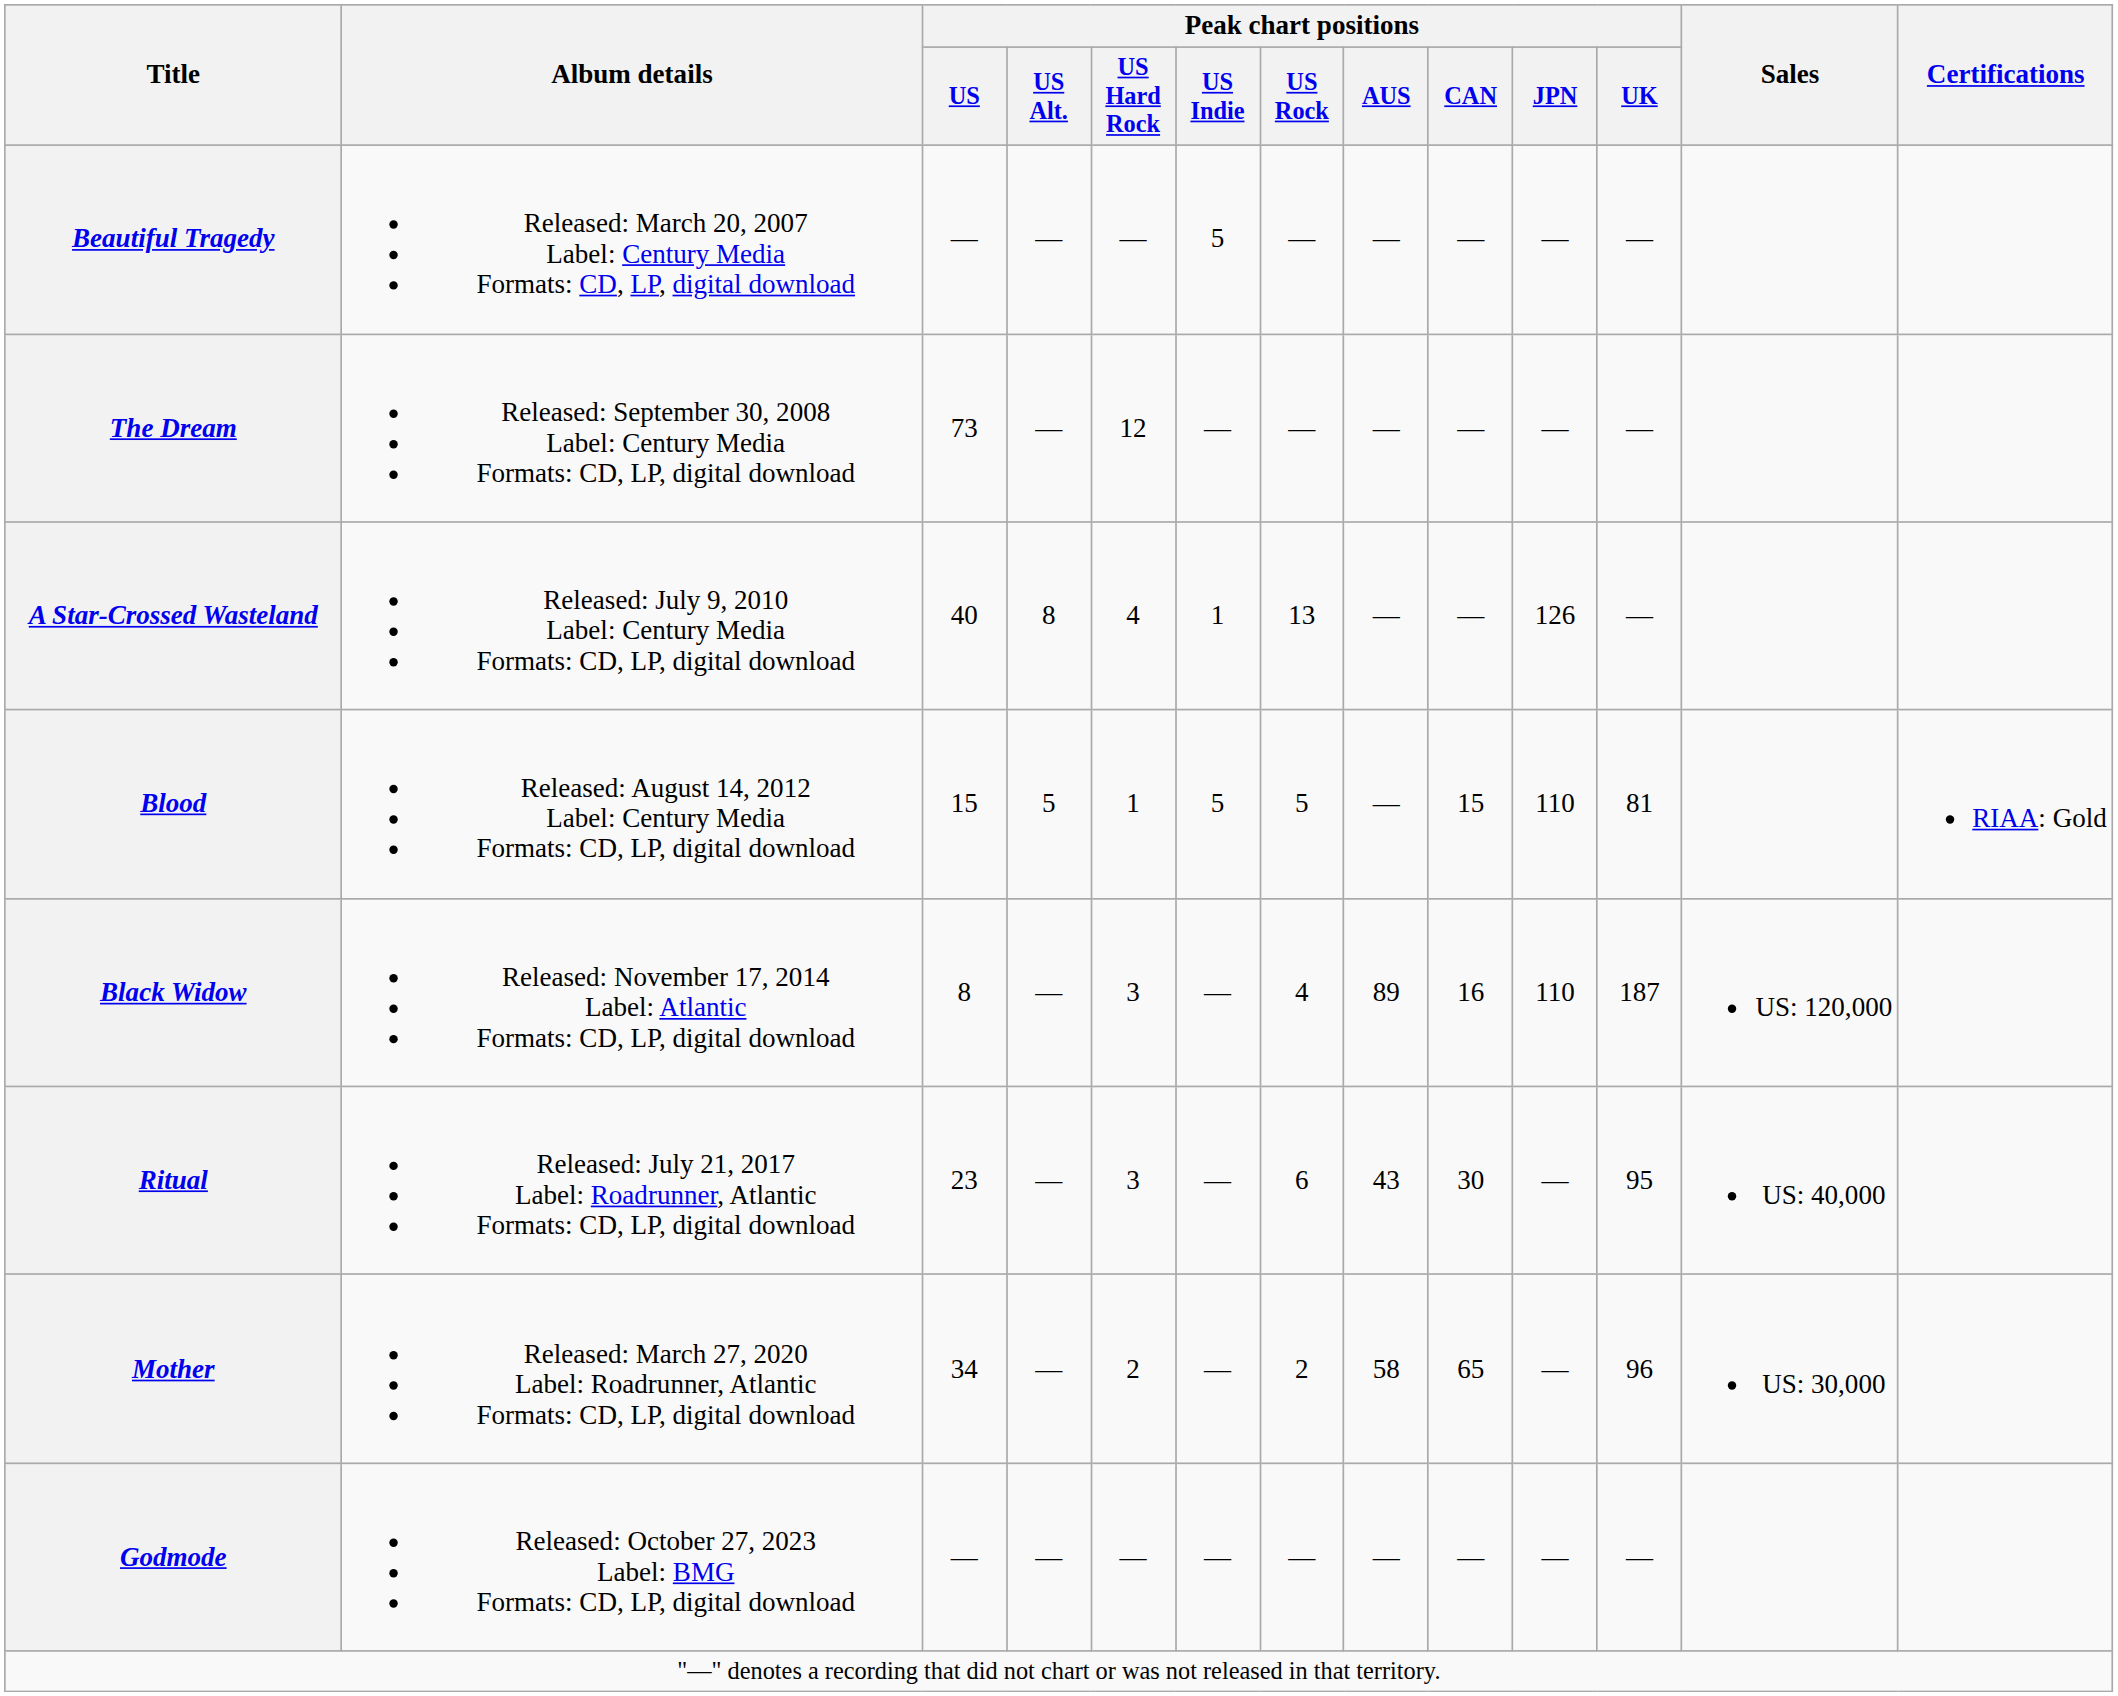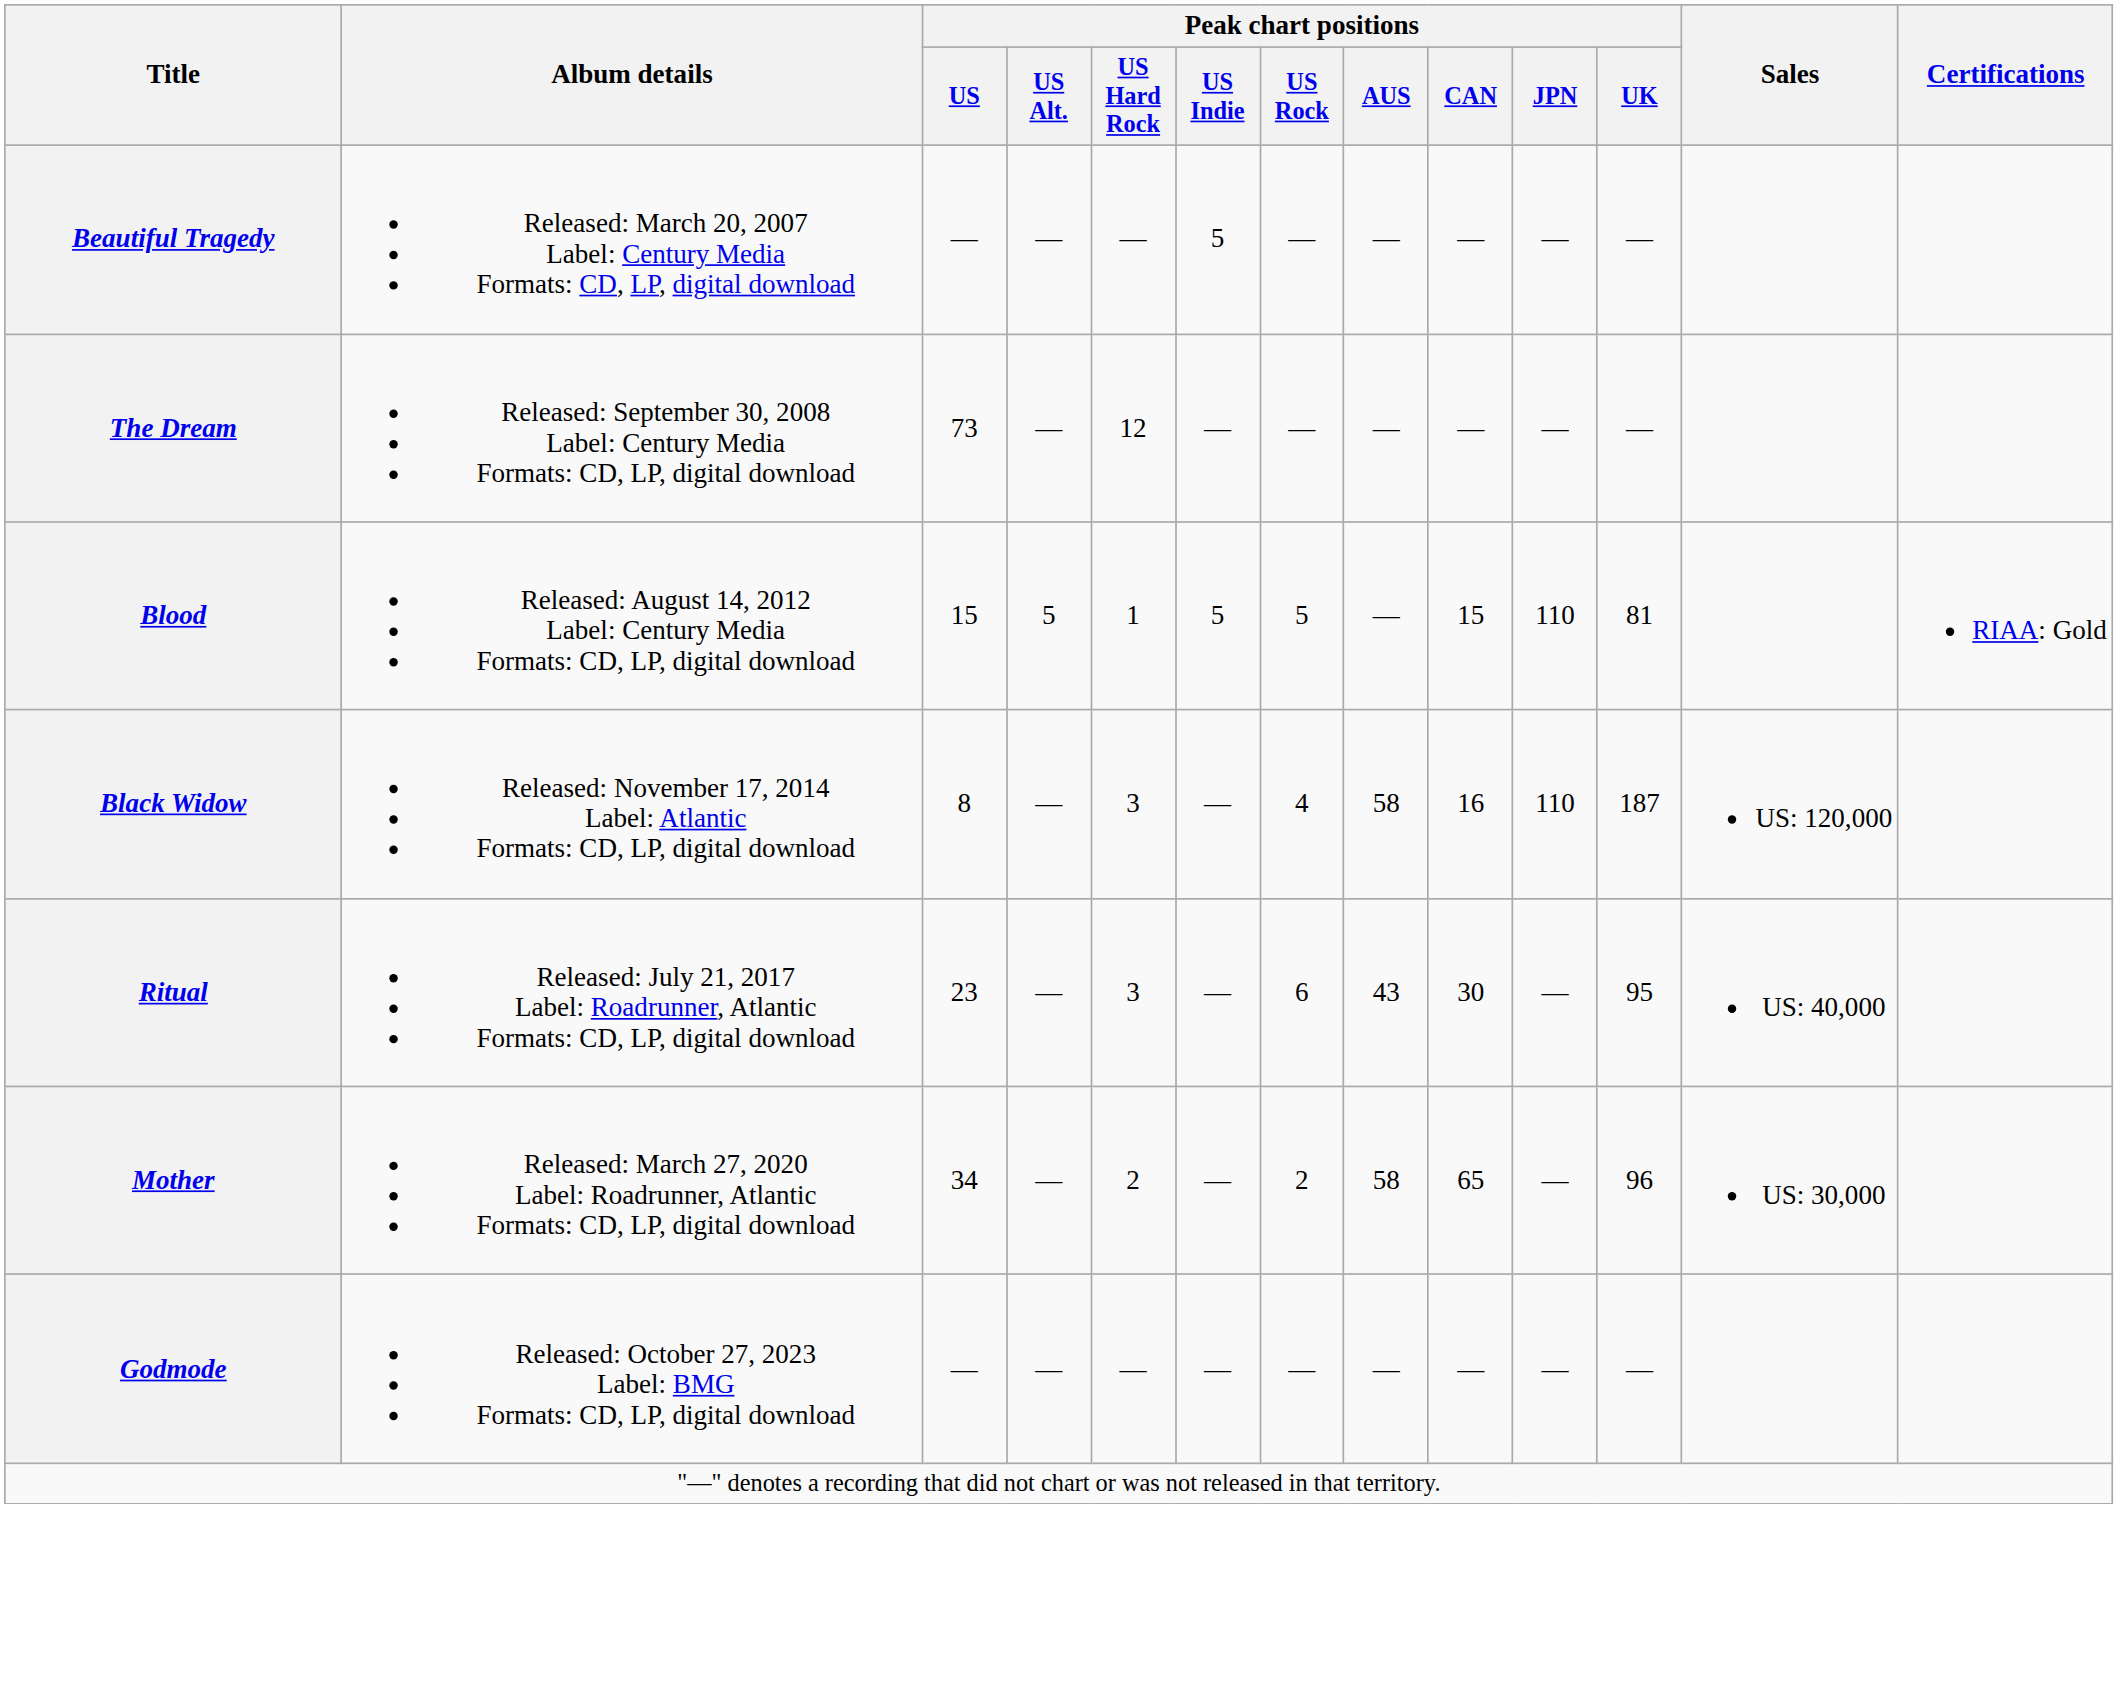- row: (173, 615)
(1386, 991) 89 -> (1386, 803) 58
